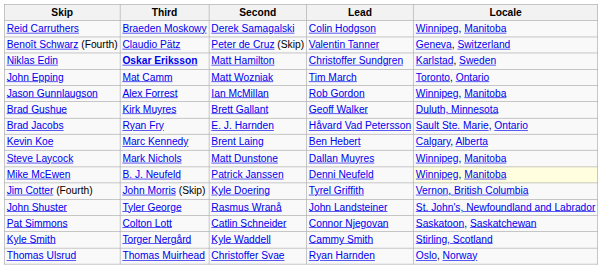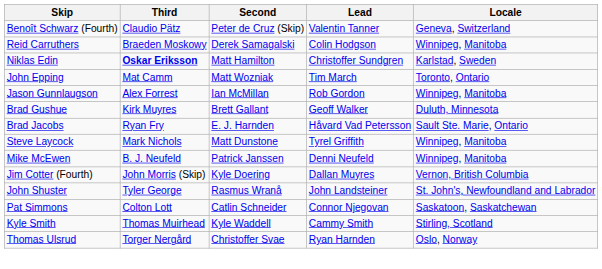rows swapped: (43, 28) <-> (62, 45)
- row: (30, 142)
(342, 158) Dallan Muyres -> (336, 142) Tyrel Griffith
(461, 175) lightyellow background -> (461, 158) no background
(336, 191) Tyrel Griffith -> (342, 175) Dallan Muyres
(157, 239) Torger Nergård -> (164, 223) Thomas Muirhead
(164, 256) Thomas Muirhead -> (157, 239) Torger Nergård
